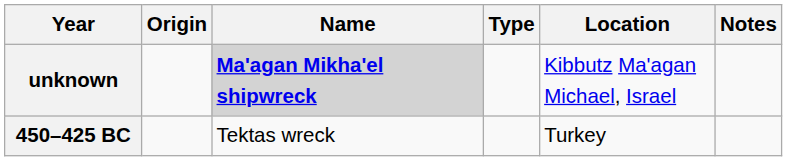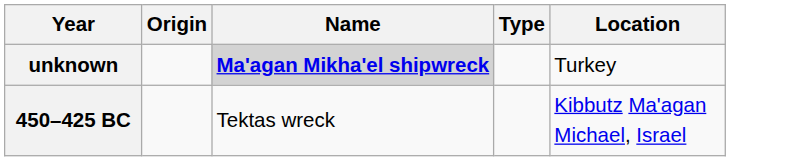- column: (748, 24)
(620, 80) Kibbutz Ma'agan Michael, Israel -> (585, 64) Turkey
(575, 135) Turkey -> (630, 120) Kibbutz Ma'agan Michael, Israel
